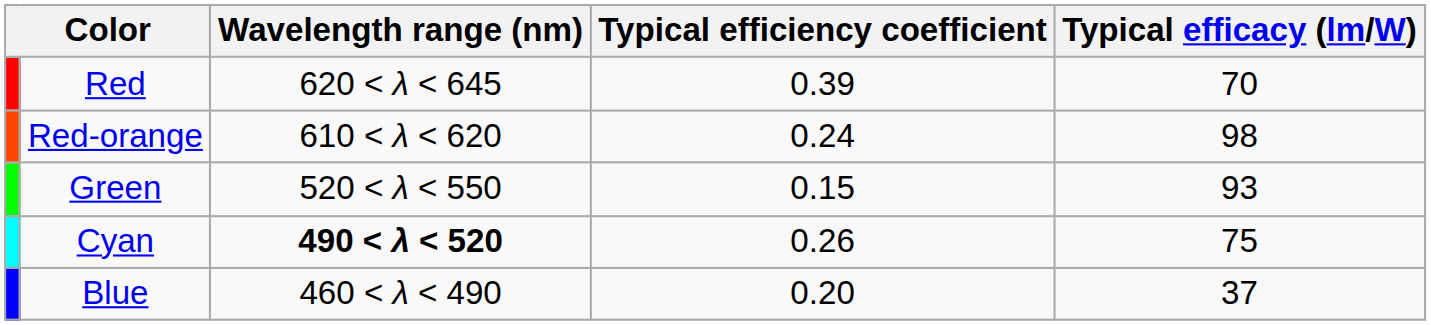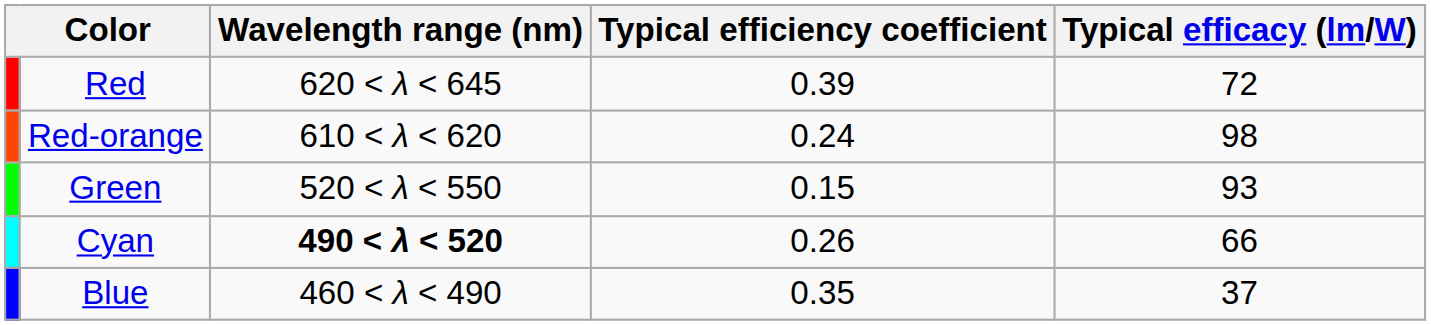(1239, 83) 70 -> (1239, 83) 72
(1239, 240) 75 -> (1239, 240) 66
(823, 293) 0.20 -> (823, 293) 0.35
